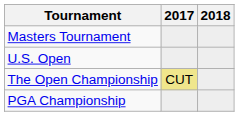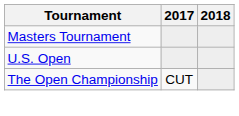(179, 80) khaki background -> (179, 80) no background
- row: (67, 101)
